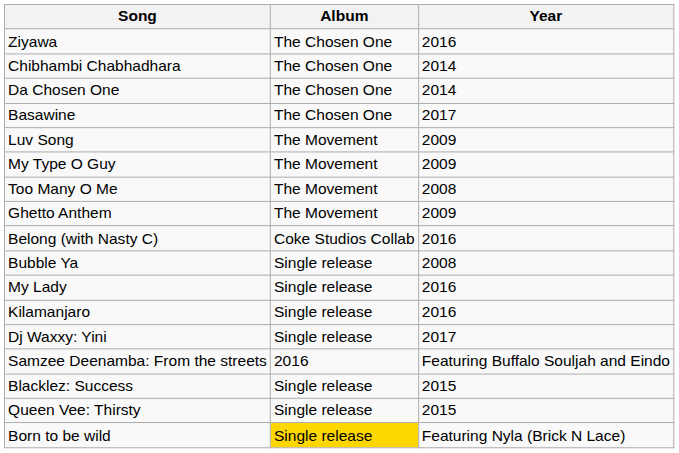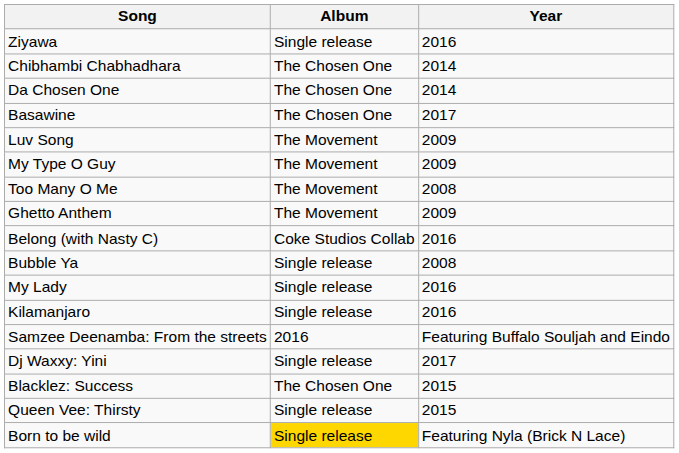(333, 41) The Chosen One -> (323, 41) Single release
rows swapped: (57, 336) <-> (137, 361)
(323, 386) Single release -> (333, 386) The Chosen One
